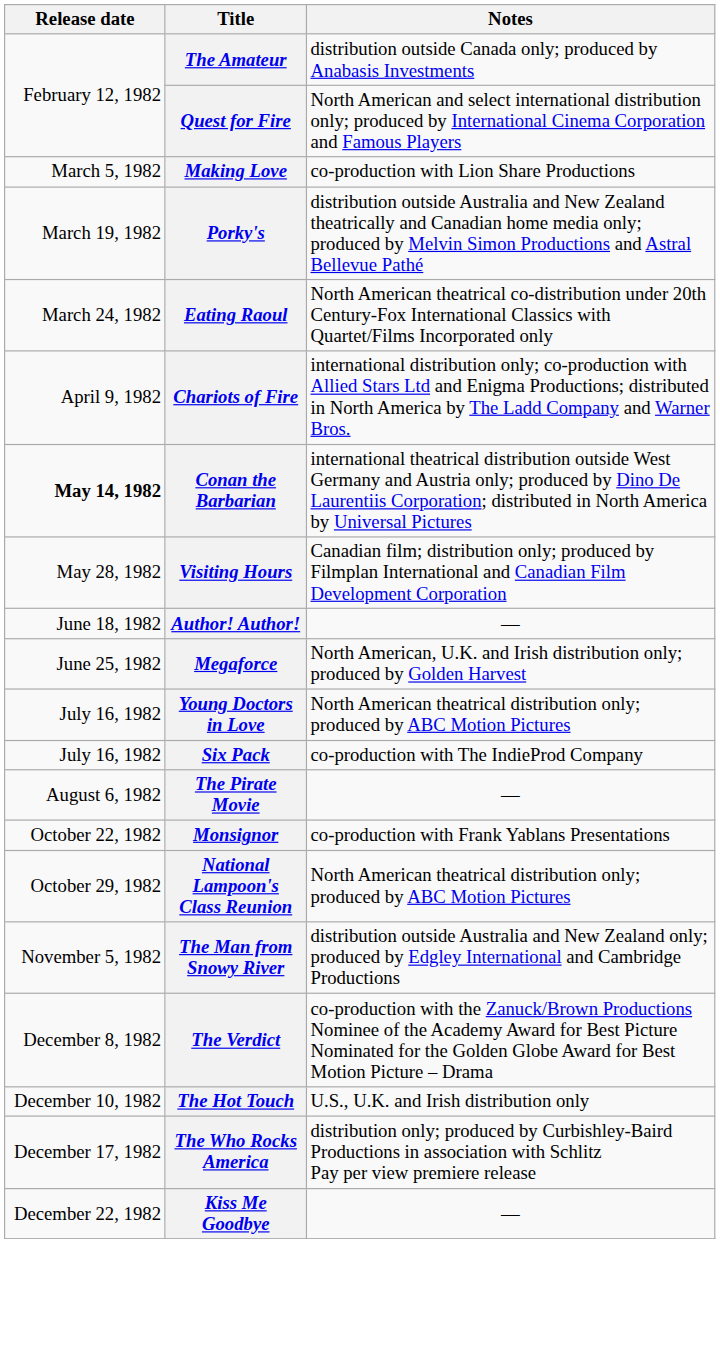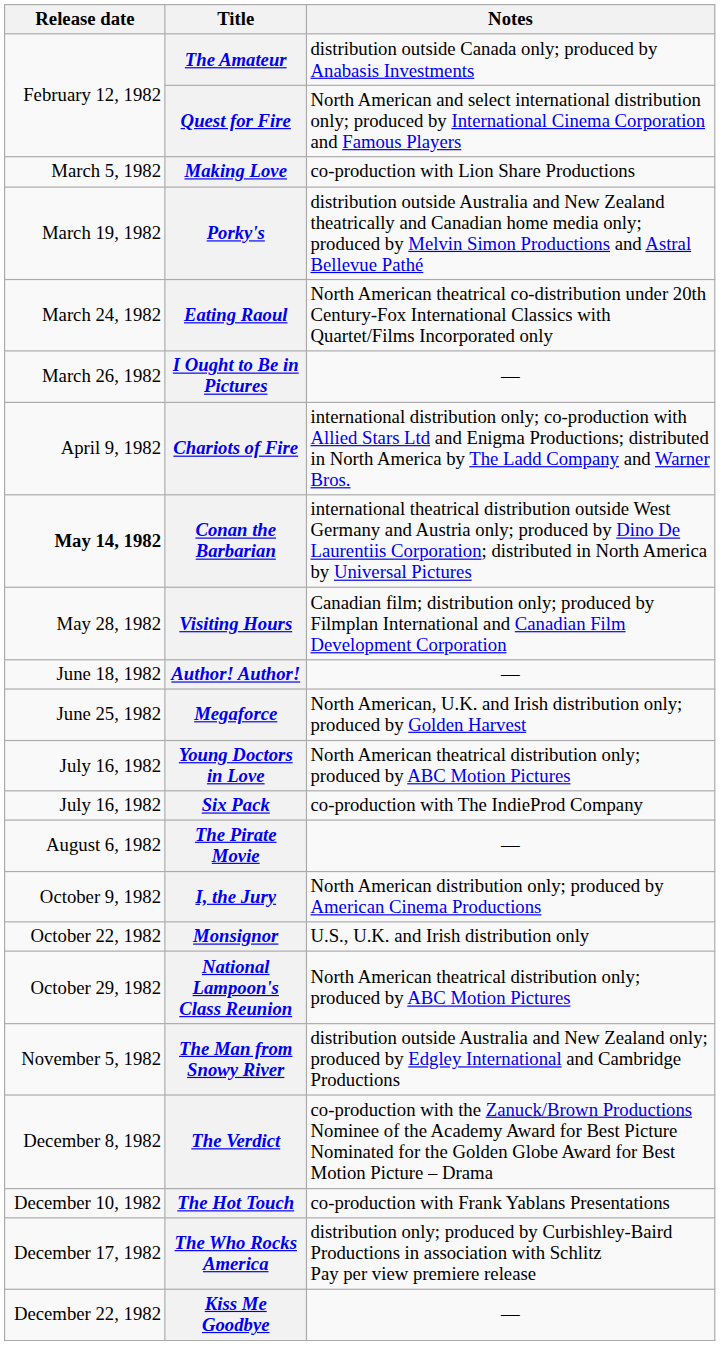+ row: (236, 376)
+ row: (236, 896)
(490, 835) co-production with Frank Yablans Presentations -> (450, 936) U.S., U.K. and Irish distribution only
(450, 1101) U.S., U.K. and Irish distribution only -> (490, 1202) co-production with Frank Yablans Presentations
